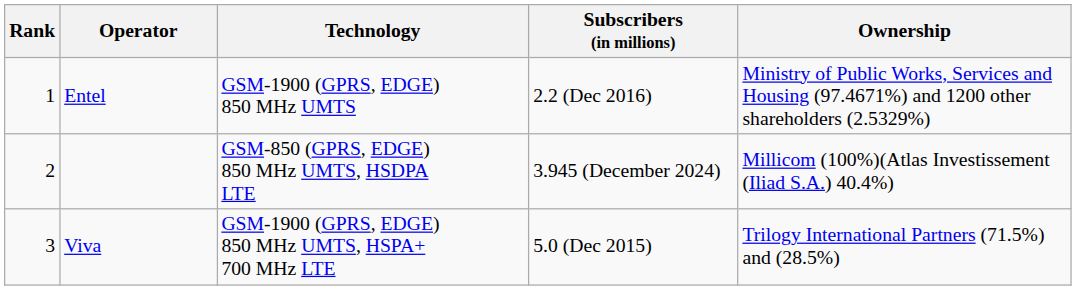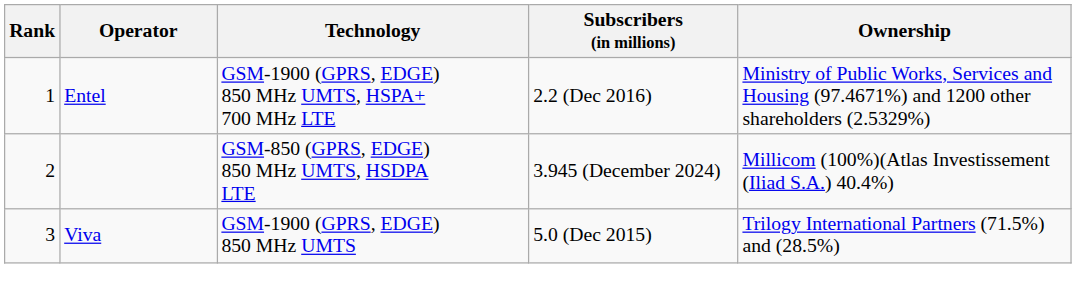(330, 95) GSM-1900 (GPRS, EDGE) 850 MHz UMTS -> (330, 95) GSM-1900 (GPRS, EDGE) 850 MHz UMTS, HSPA+ 700 MHz LTE
(330, 246) GSM-1900 (GPRS, EDGE) 850 MHz UMTS, HSPA+ 700 MHz LTE -> (330, 235) GSM-1900 (GPRS, EDGE) 850 MHz UMTS
